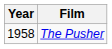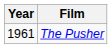(21, 33) 1958 -> (21, 33) 1961
